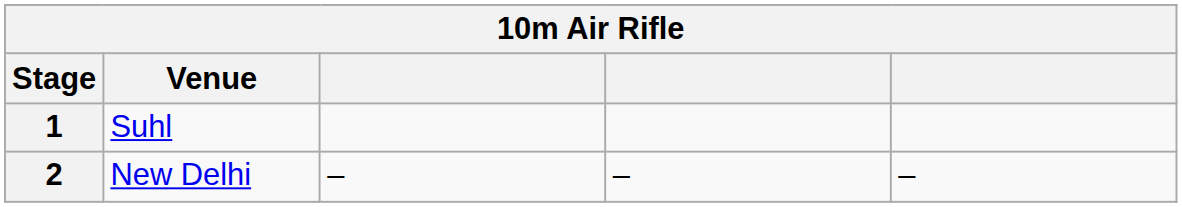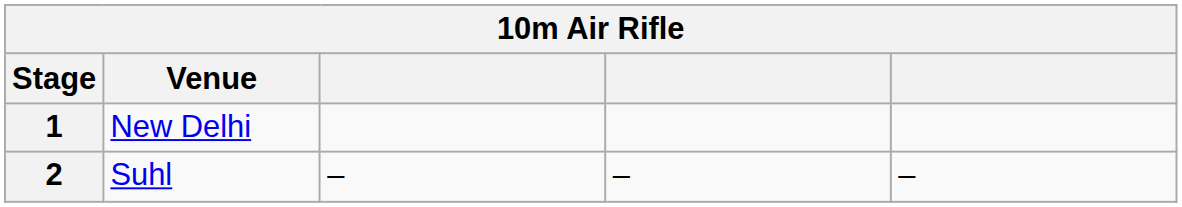(141, 126) Suhl -> (181, 126) New Delhi
(181, 175) New Delhi -> (141, 175) Suhl
